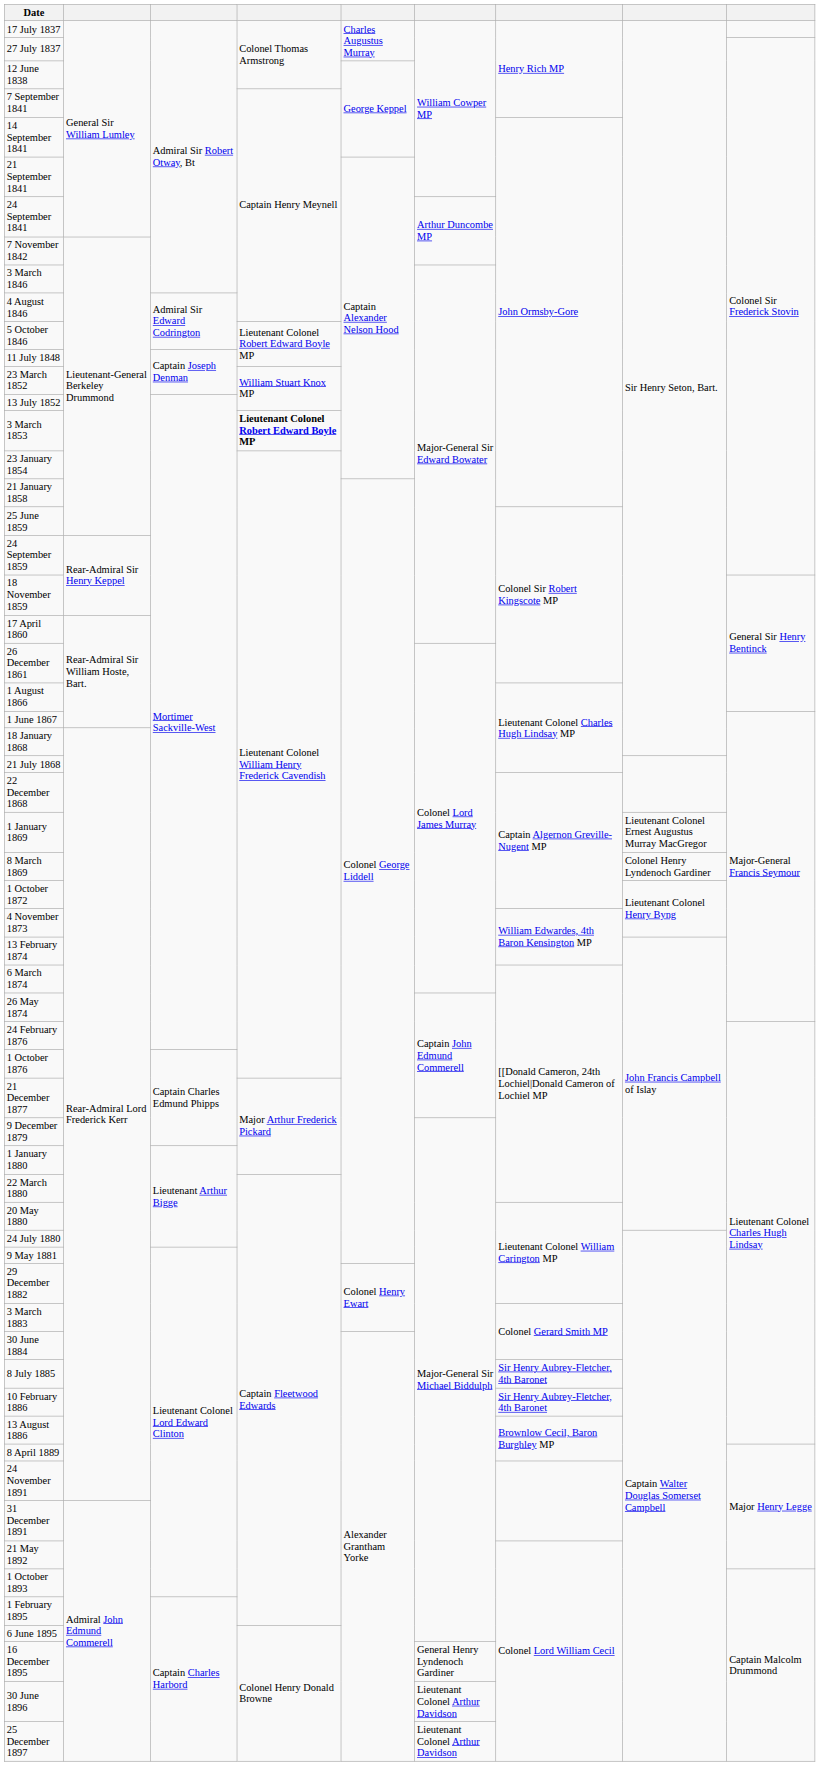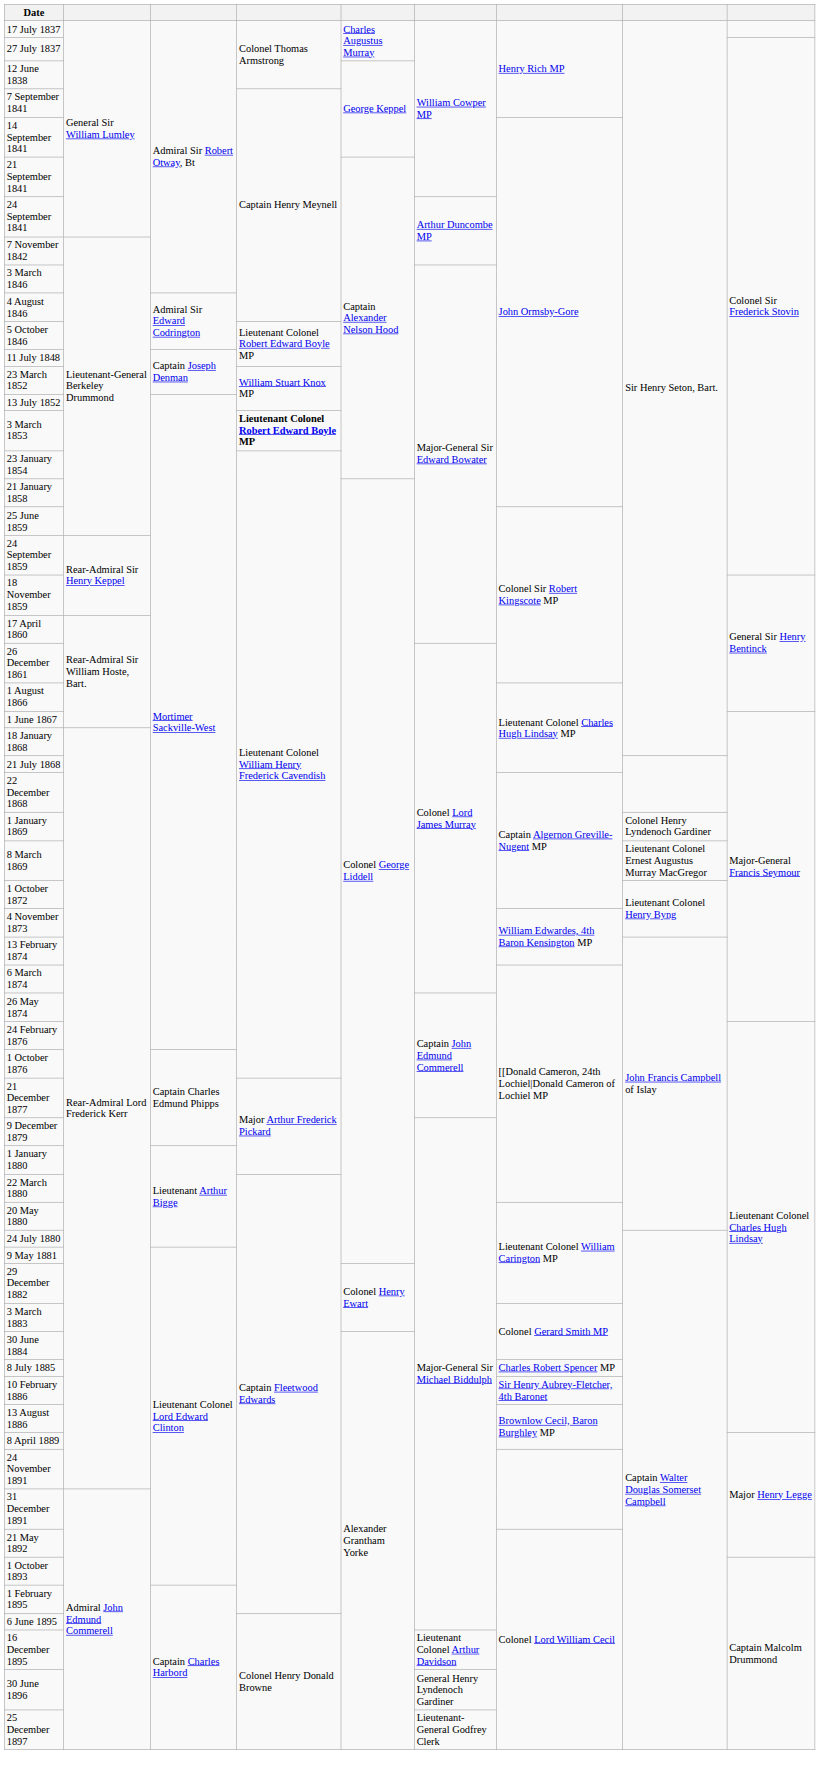(666, 832) Lieutenant Colonel Ernest Augustus Murray MacGregor -> (668, 826) Colonel Henry Lyndenoch Gardiner
(668, 866) Colonel Henry Lyndenoch Gardiner -> (666, 860) Lieutenant Colonel Ernest Augustus Murray MacGregor
(555, 1374) Sir Henry Aubrey-Fletcher, 4th Baronet -> (557, 1368) Charles Robert Spencer MP
(448, 1661) General Henry Lyndenoch Gardiner -> (448, 1650) Lieutenant Colonel Arthur Davidson
(448, 1701) Lieutenant Colonel Arthur Davidson -> (447, 1689) General Henry Lyndenoch Gardiner
(448, 1741) Lieutenant Colonel Arthur Davidson -> (452, 1729) Lieutenant-General Godfrey Clerk
